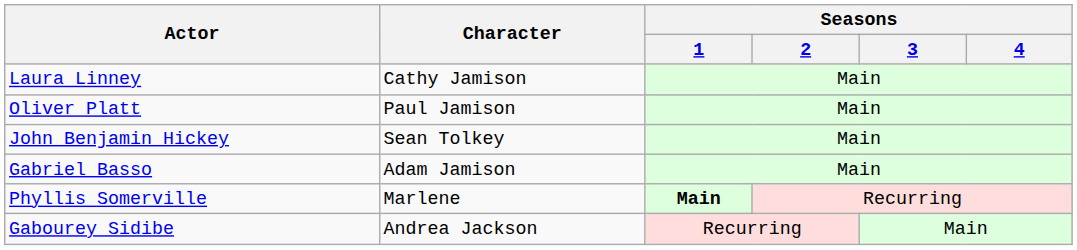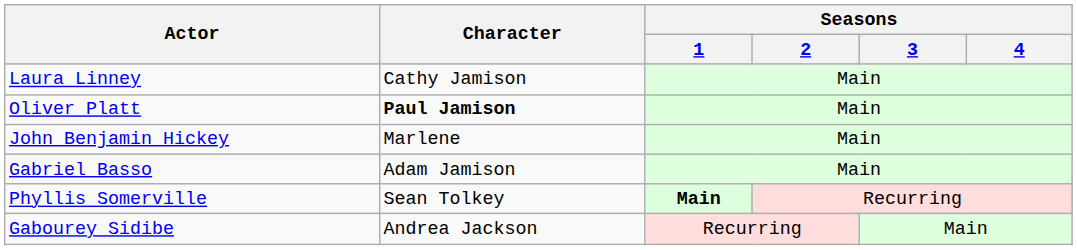(449, 109) normal -> (449, 109) bold
(444, 139) Sean Tolkey -> (422, 139) Marlene
(422, 199) Marlene -> (444, 199) Sean Tolkey
